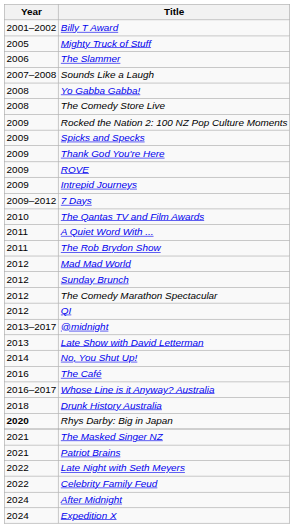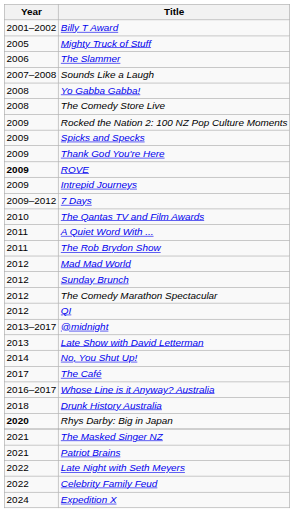(18, 169) normal -> (18, 169) bold
(18, 374) 2016 -> (18, 374) 2017
- row: (91, 500)
